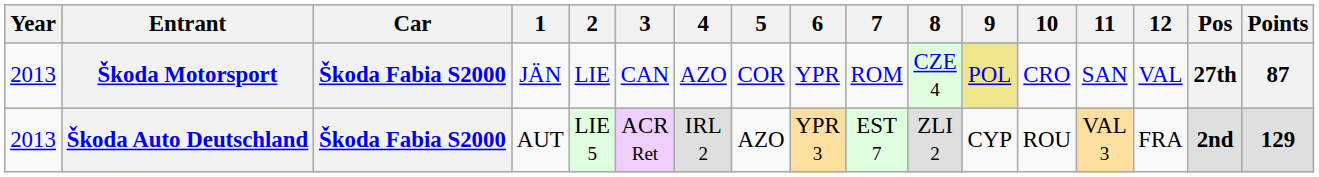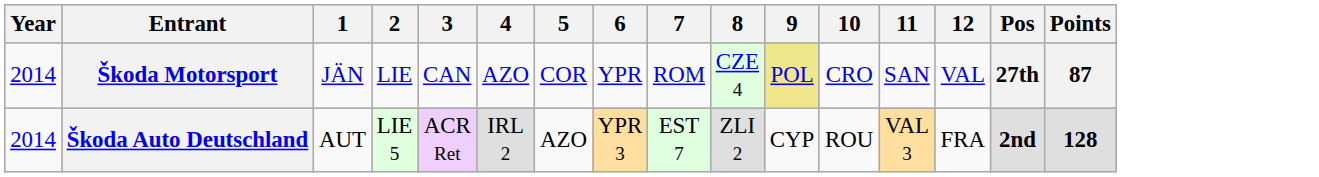- column: (412, 23)
(33, 75) 2013 -> (33, 75) 2014
(33, 139) 2013 -> (33, 139) 2014
(1278, 139) 129 -> (1080, 139) 128
